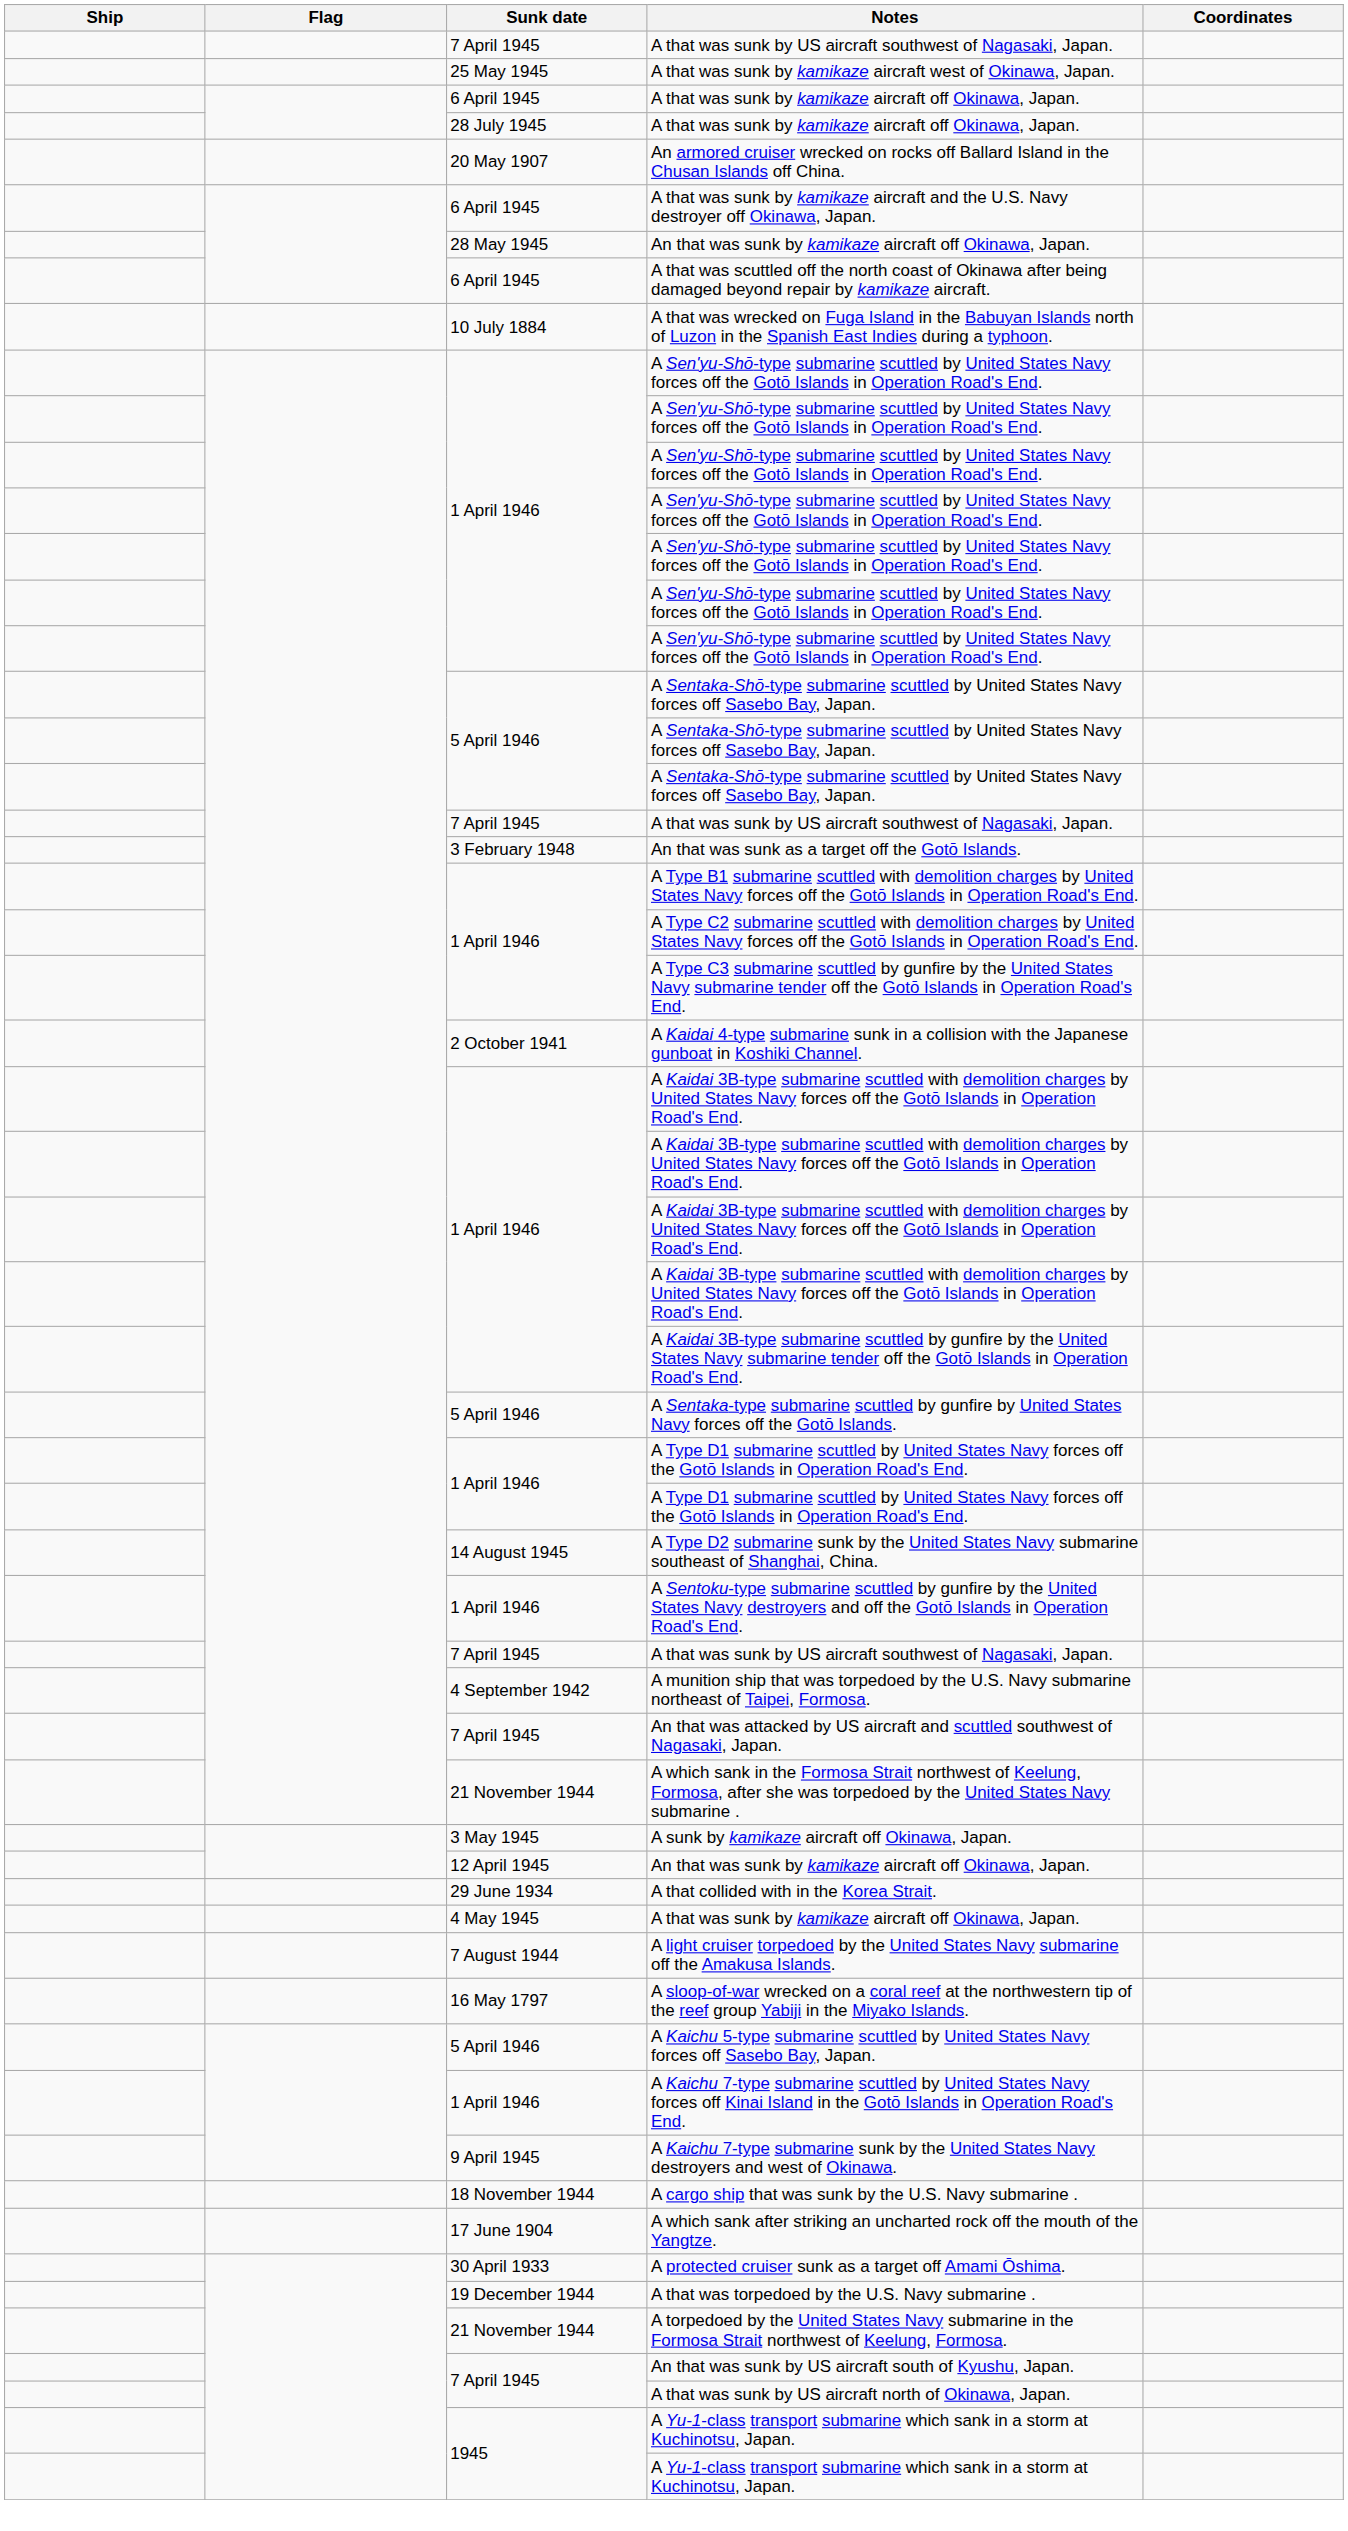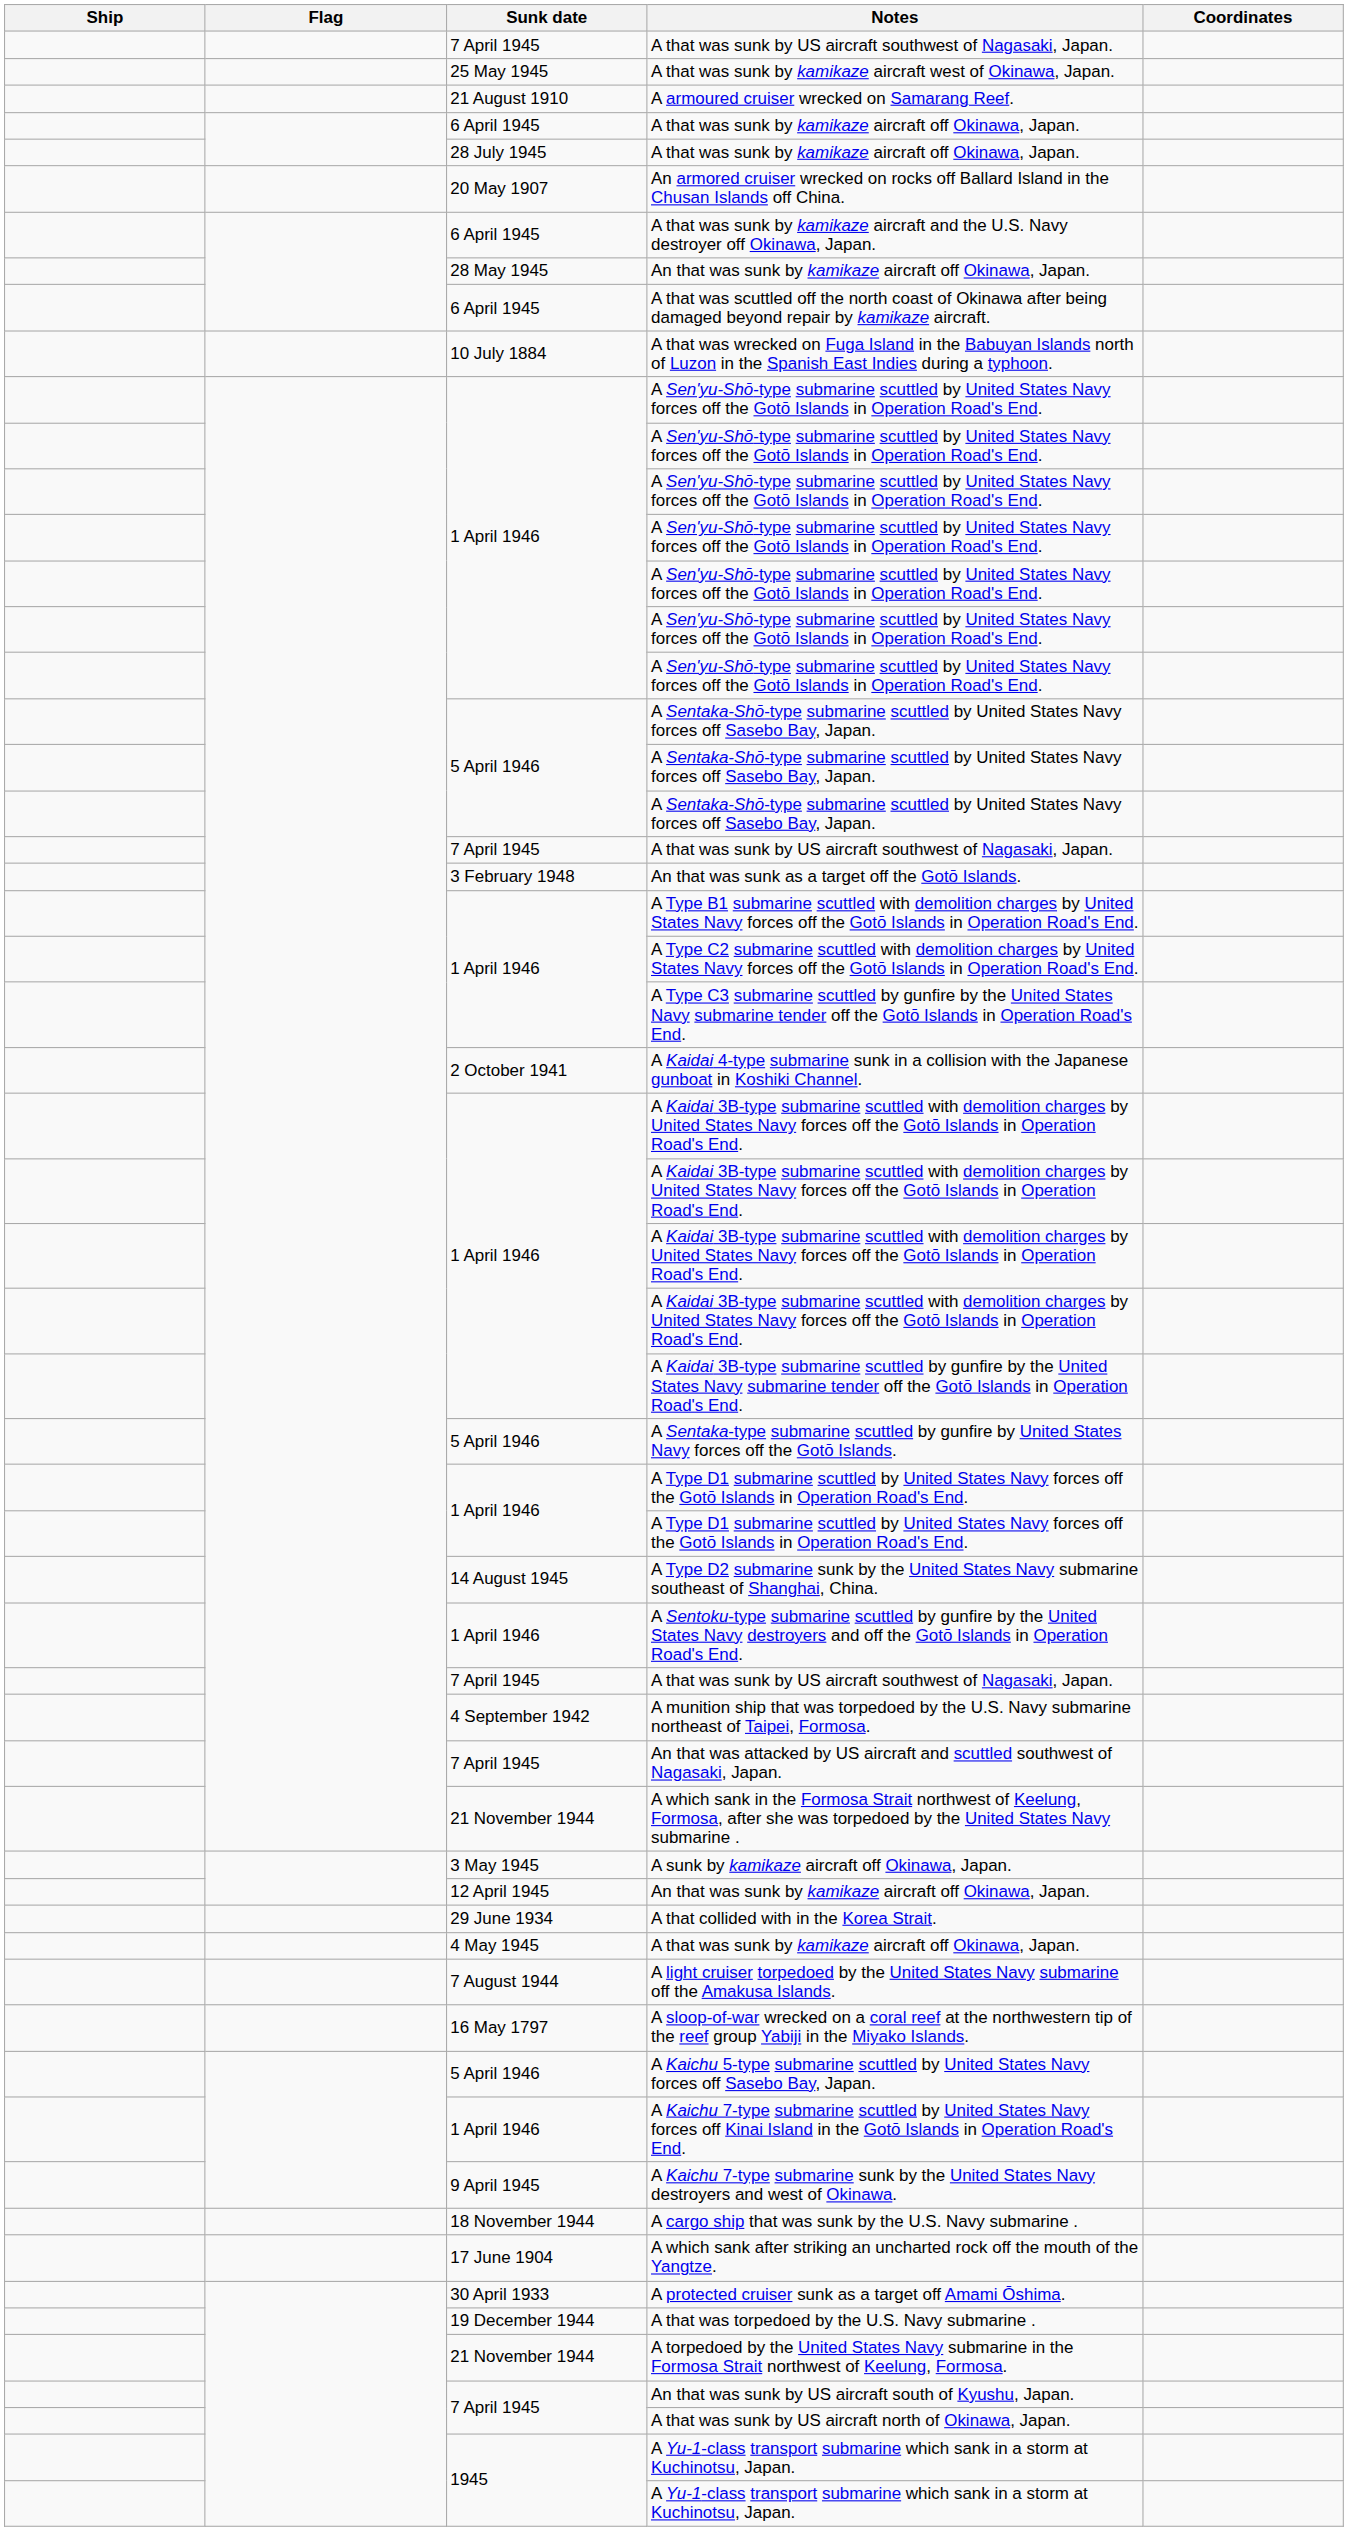+ row: (509, 98)
